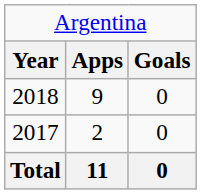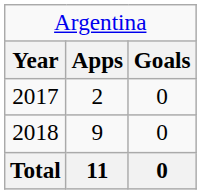rows swapped: (35, 133) <-> (35, 96)
